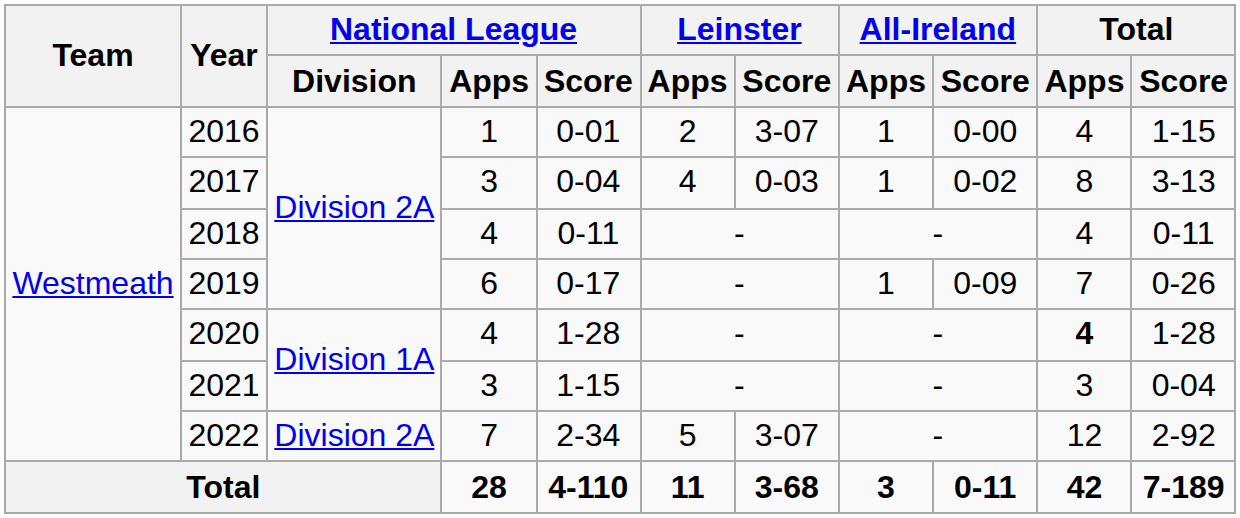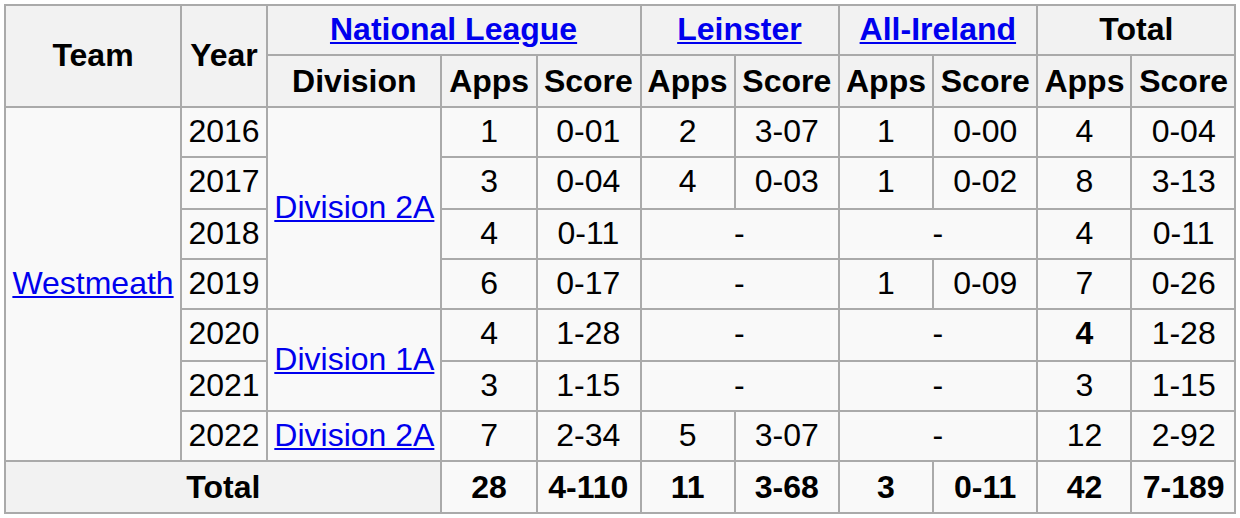(1184, 131) 1-15 -> (1184, 131) 0-04
(1184, 385) 0-04 -> (1184, 385) 1-15
